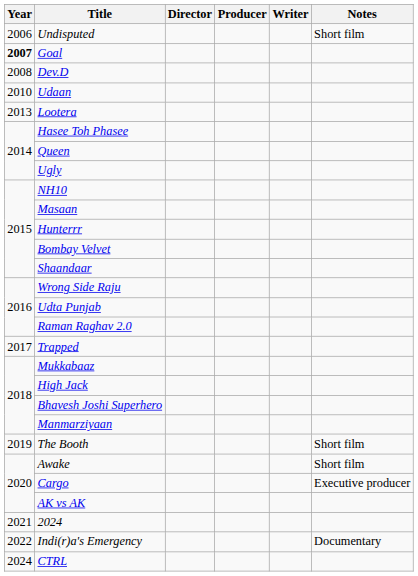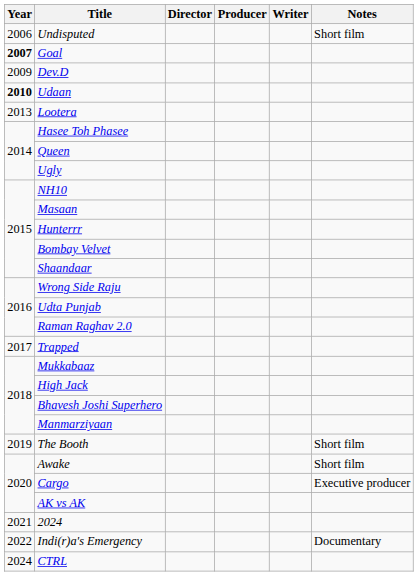(20, 72) 2008 -> (20, 72) 2009
(20, 92) normal -> (20, 92) bold
